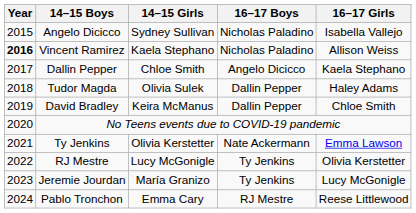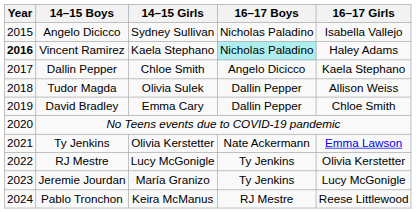(267, 50) no background -> (267, 50) paleturquoise background
(364, 50) Allison Weiss -> (364, 50) Haley Adams
(364, 87) Haley Adams -> (364, 87) Allison Weiss
(173, 106) Keira McManus -> (173, 106) Emma Cary
(173, 198) Emma Cary -> (173, 198) Keira McManus
